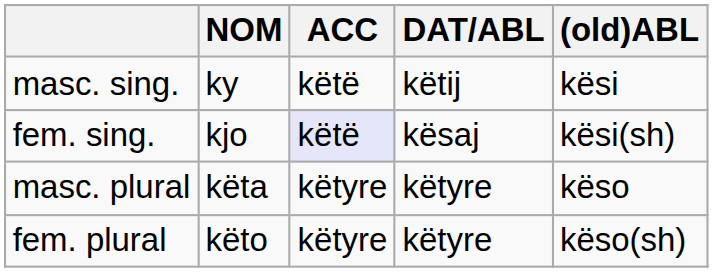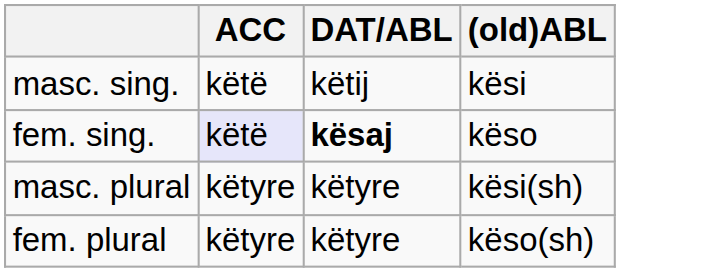- column: (244, 30)
(441, 135) normal -> (352, 135) bold
(618, 135) kësi(sh) -> (503, 135) këso
(595, 187) këso -> (526, 187) kësi(sh)
